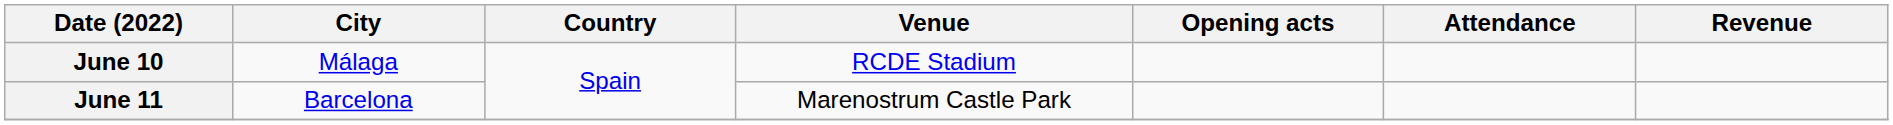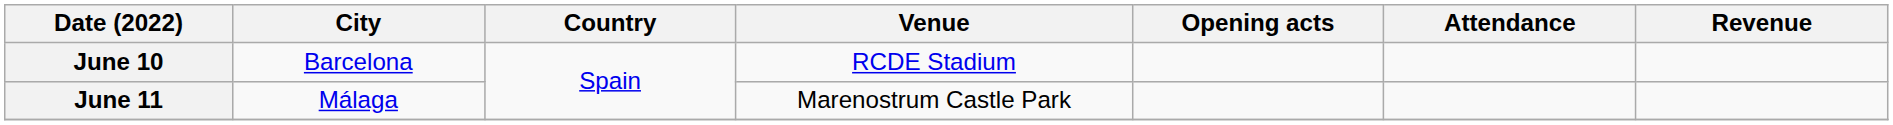(358, 61) Málaga -> (358, 61) Barcelona
(358, 100) Barcelona -> (358, 100) Málaga
